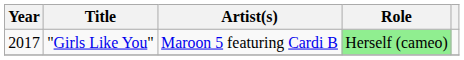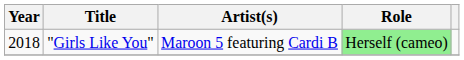(24, 42) 2017 -> (24, 42) 2018
